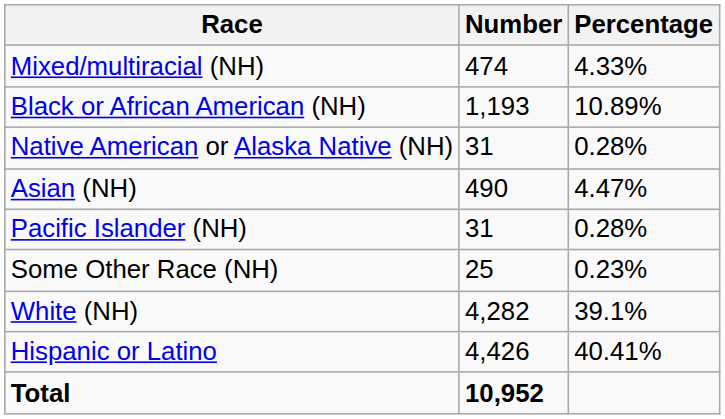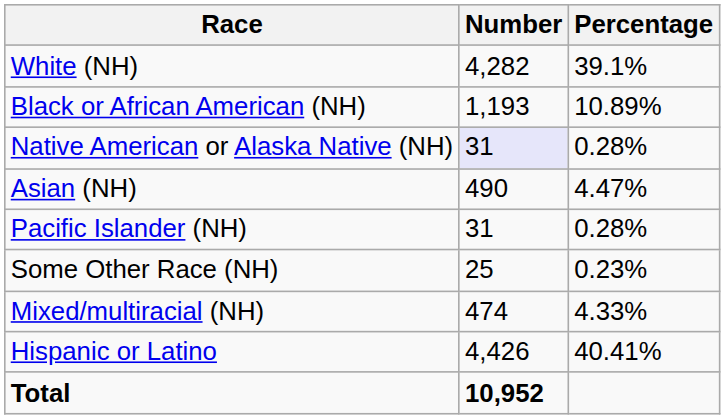rows swapped: (74, 310) <-> (137, 65)
(479, 147) no background -> (479, 147) lavender background
